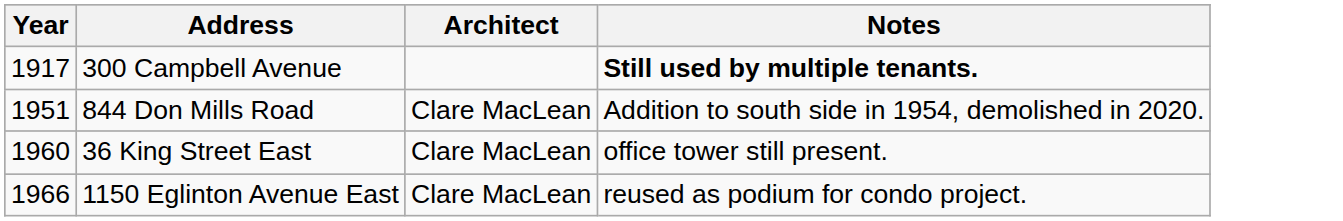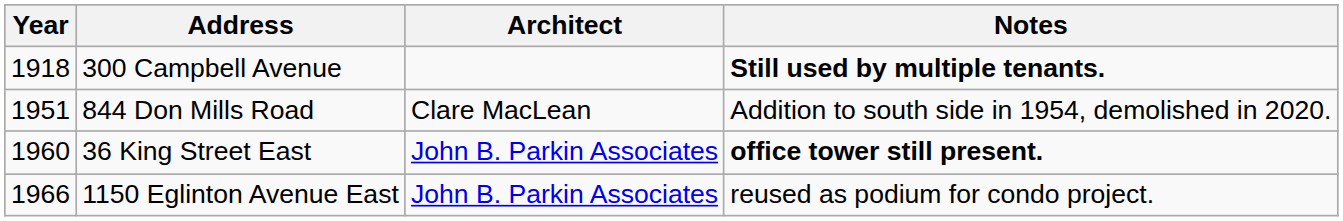(40, 67) 1917 -> (40, 67) 1918
(501, 151) Clare MacLean -> (565, 151) John B. Parkin Associates
(746, 151) normal -> (887, 151) bold
(501, 194) Clare MacLean -> (565, 194) John B. Parkin Associates
